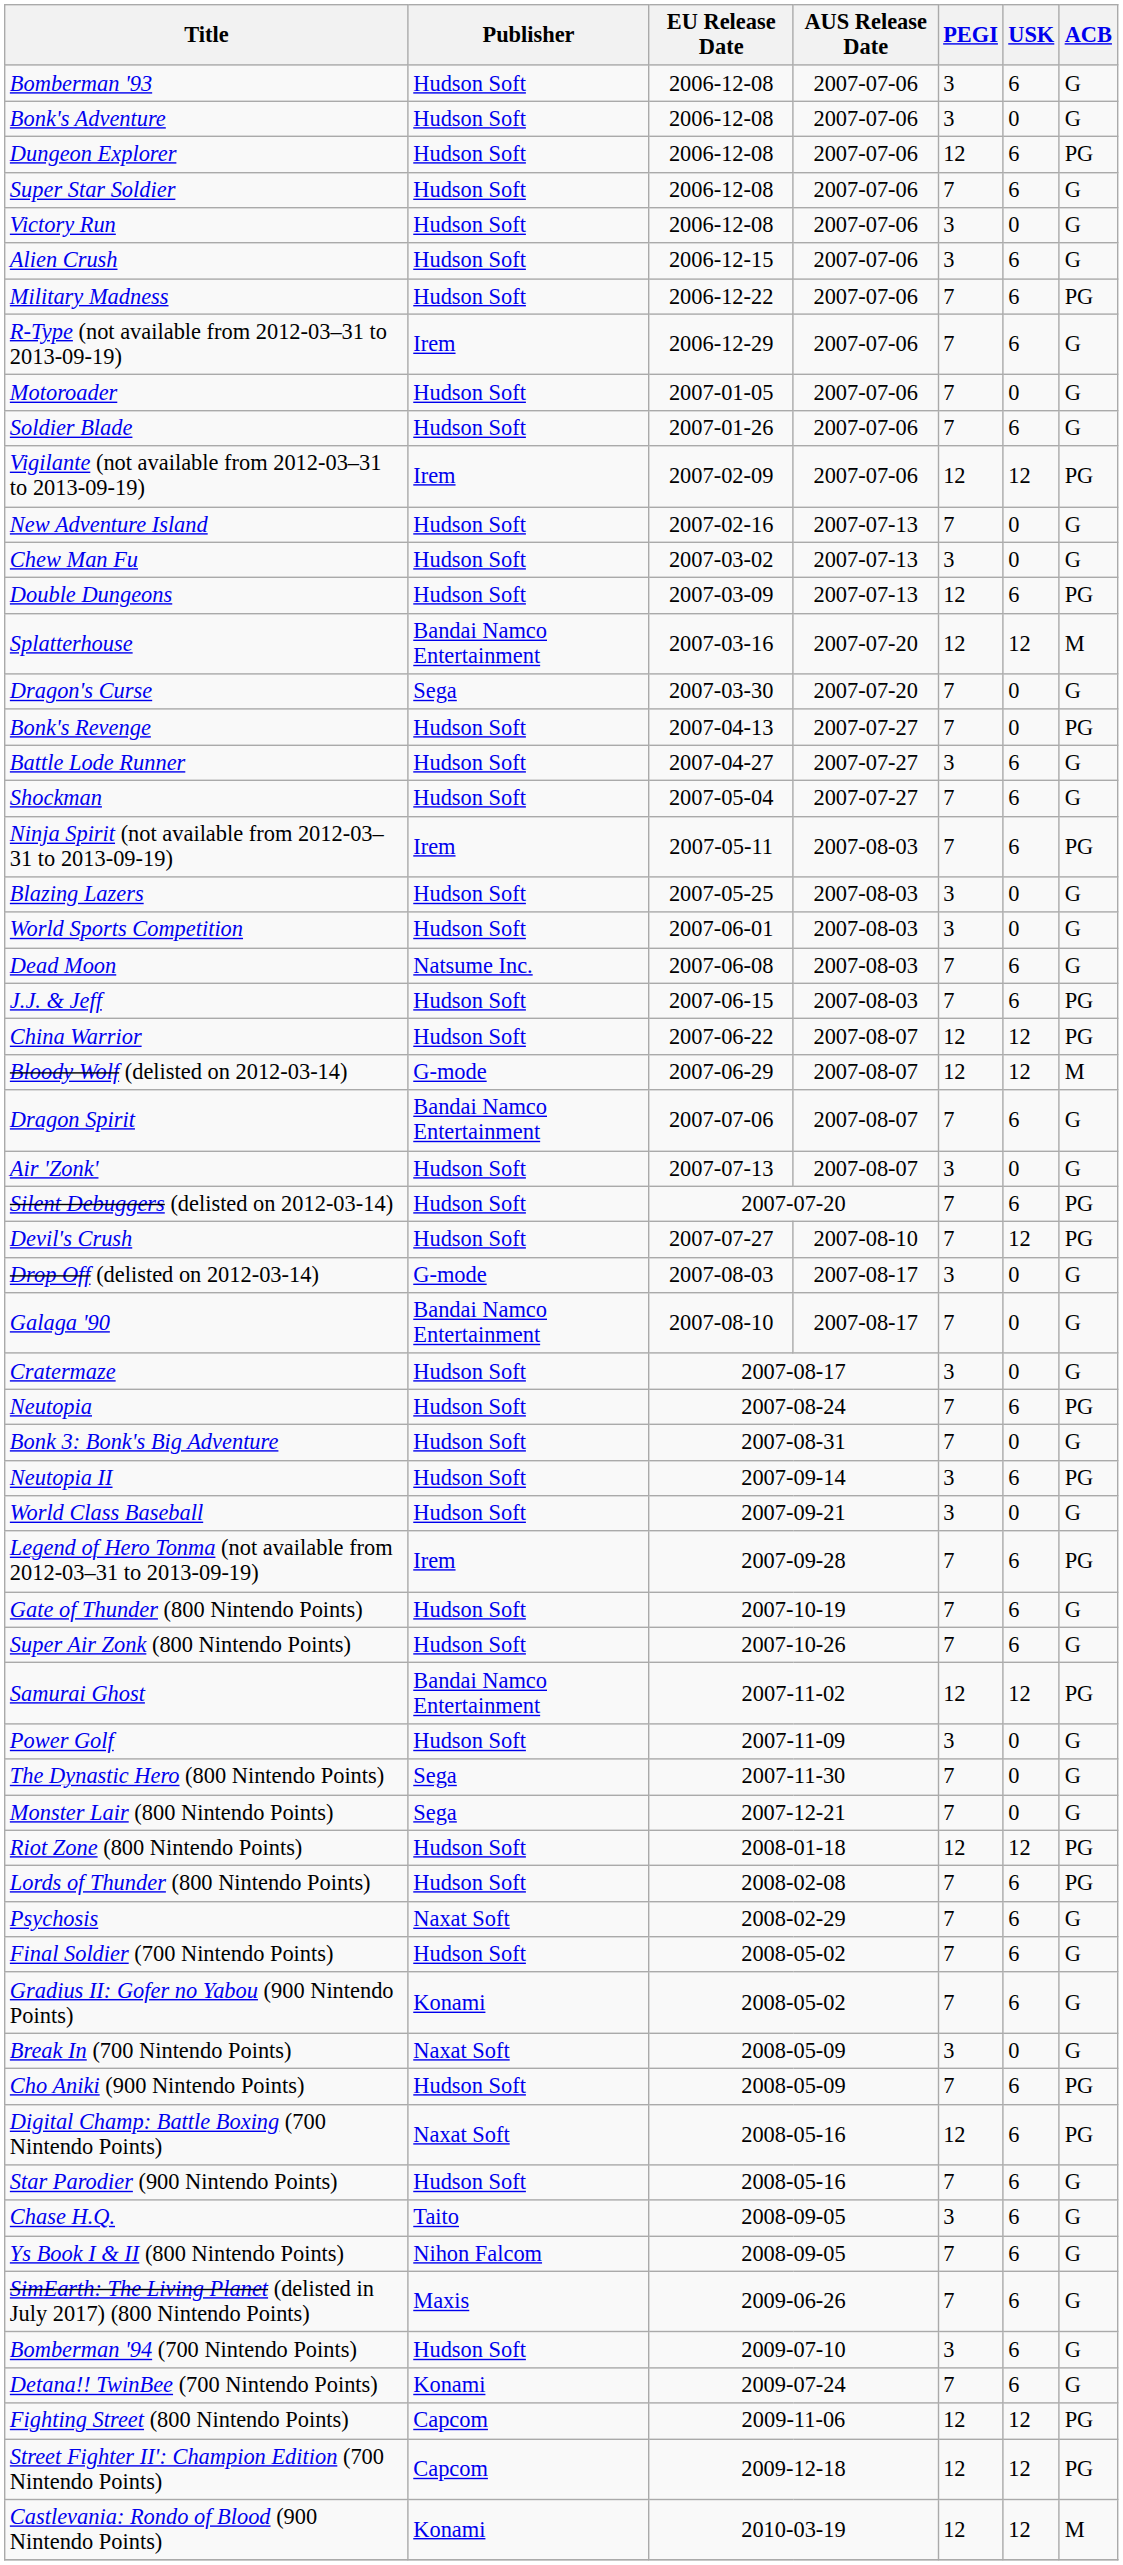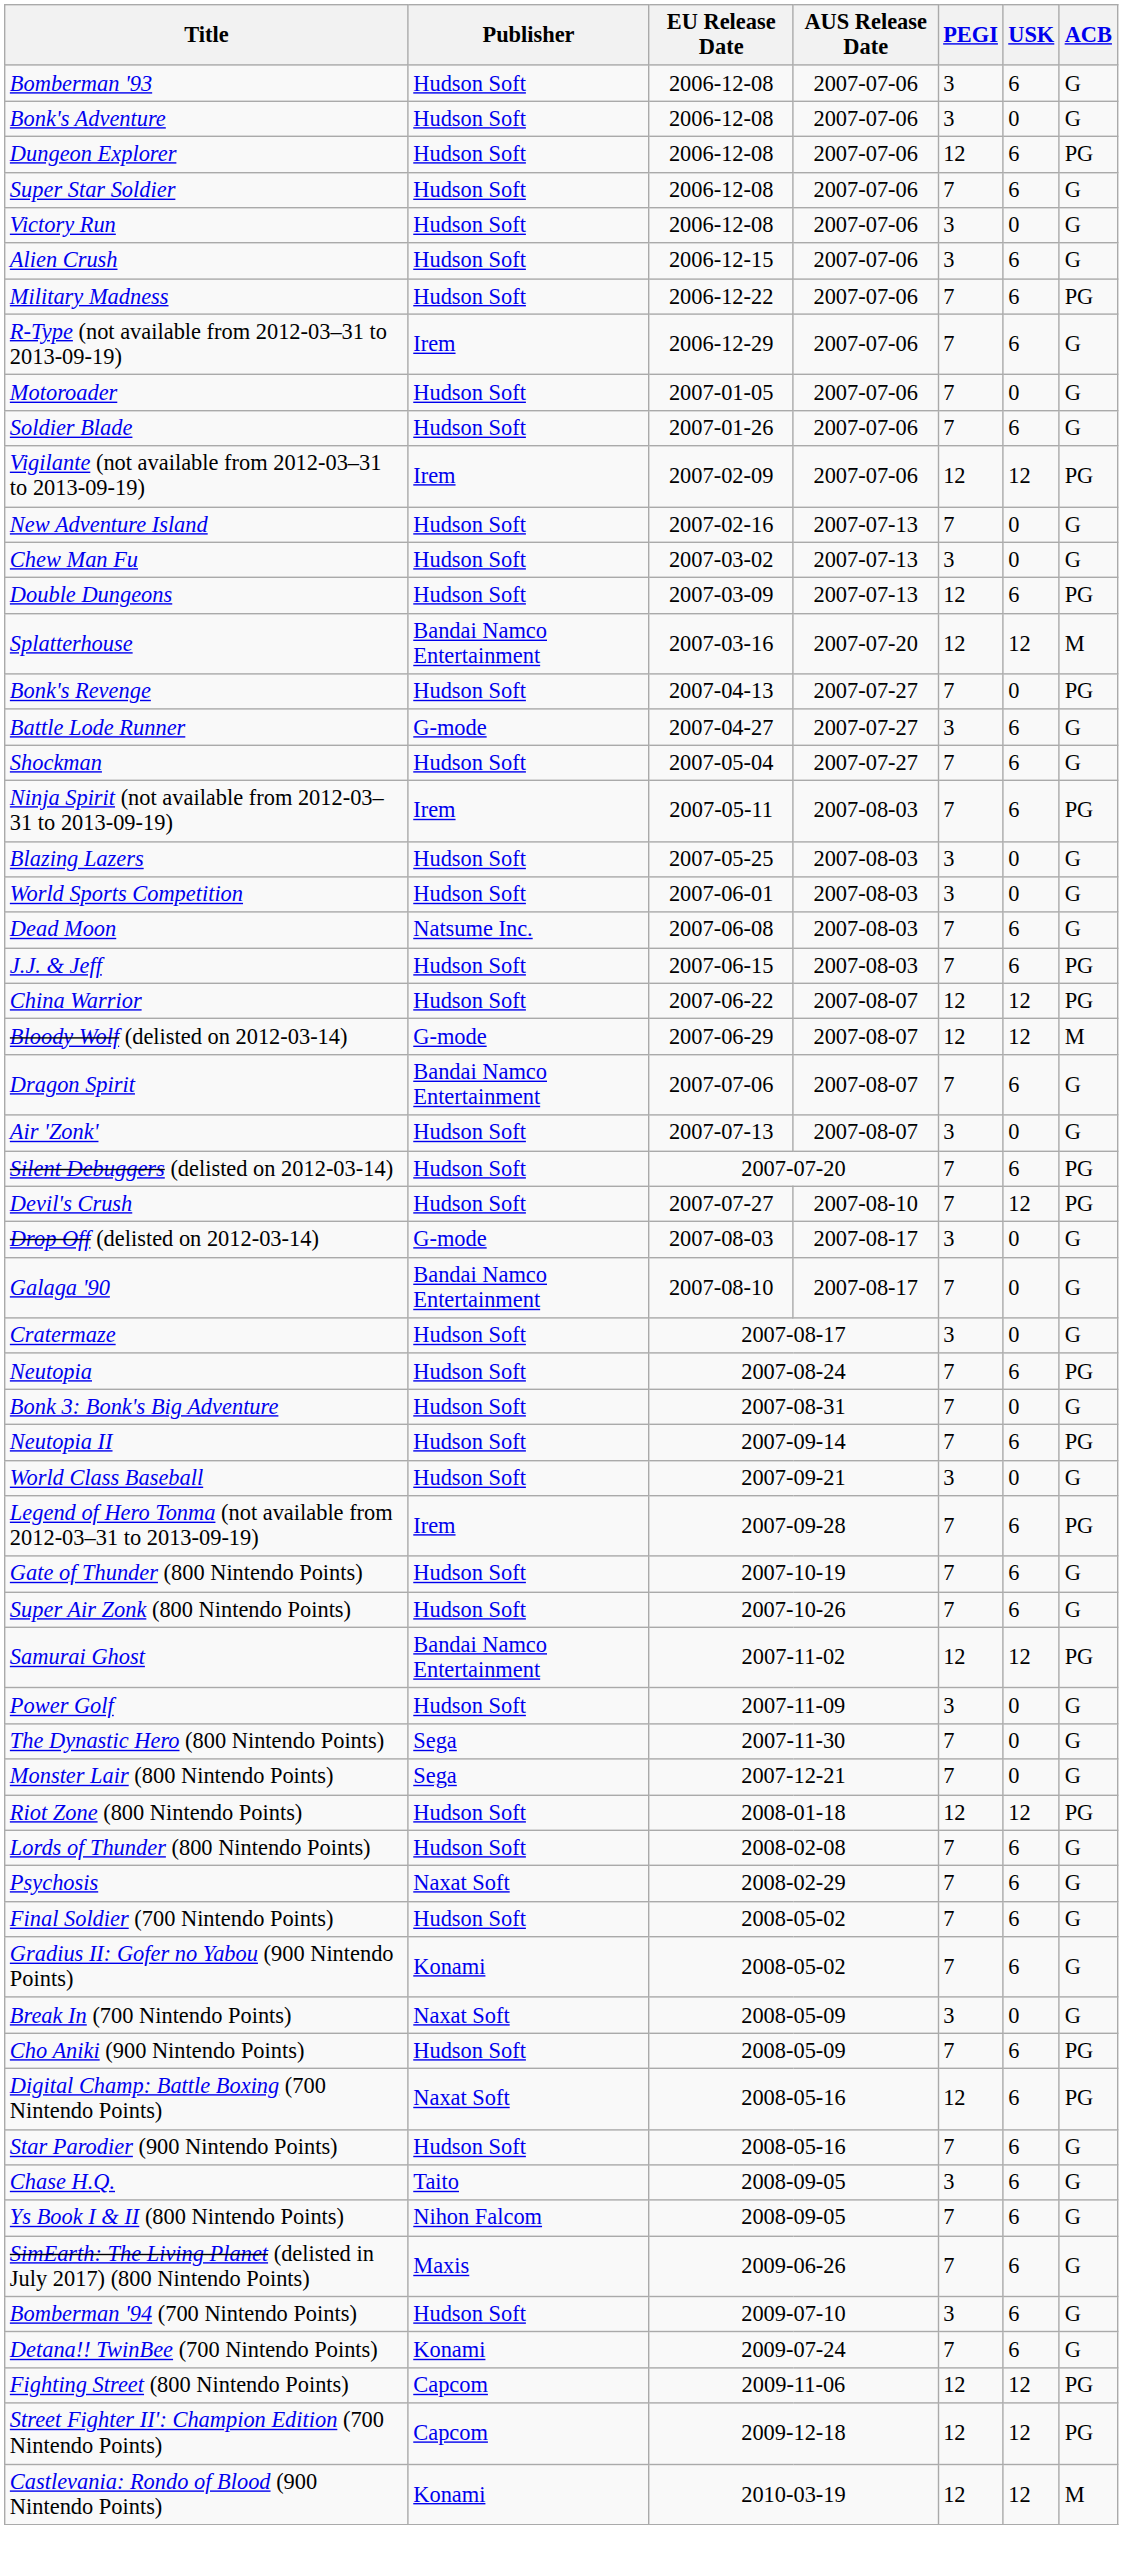- row: (81, 691)
(470, 762) Hudson Soft -> (450, 726) G-mode
(949, 1477) 3 -> (949, 1442) 7
(1079, 1883) PG -> (1073, 1847) G
